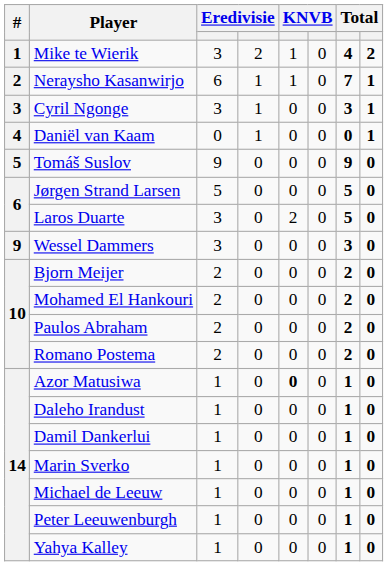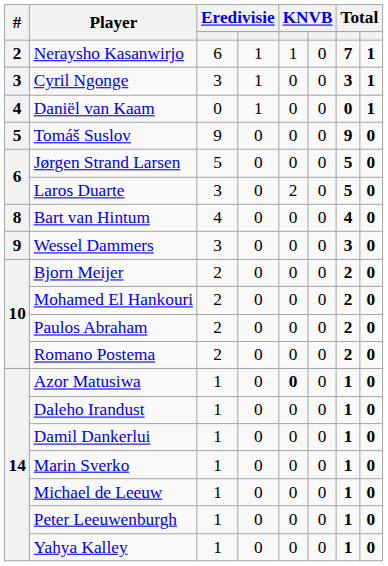- row: (86, 53)
+ row: (92, 218)
